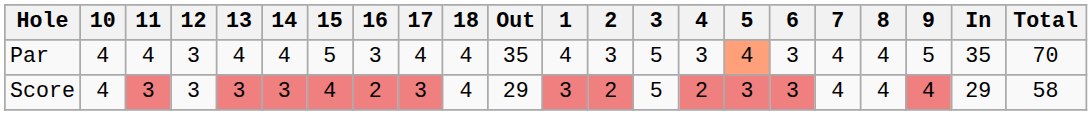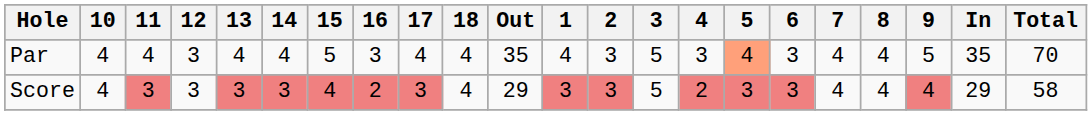(611, 92) 2 -> (611, 92) 3
